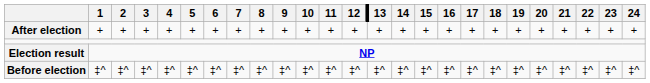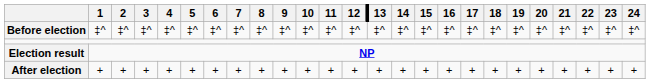rows swapped: (46, 70) <-> (46, 31)
